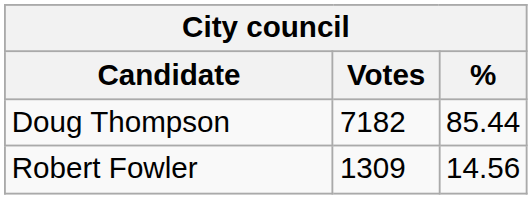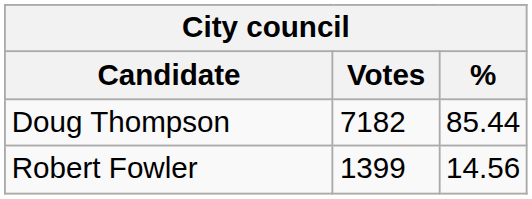(373, 168) 1309 -> (373, 168) 1399
